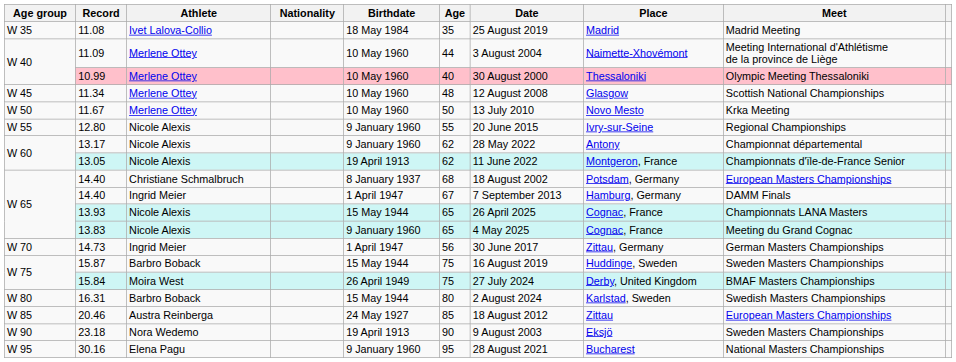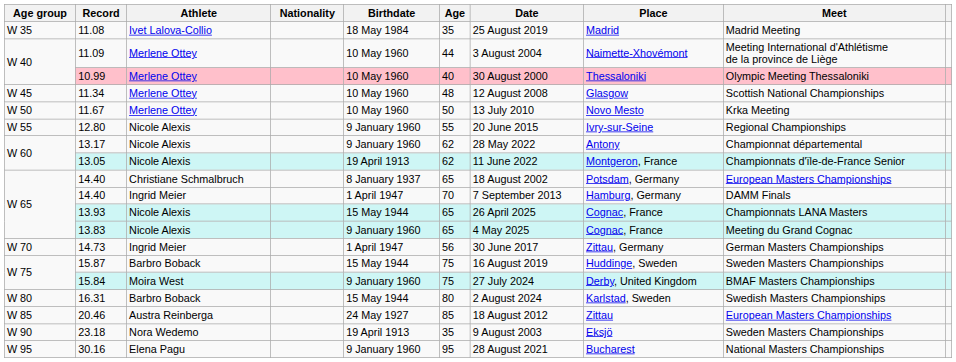(448, 179) 68 -> (448, 179) 65
(448, 196) 67 -> (448, 196) 70
(378, 281) 26 April 1949 -> (383, 281) 9 January 1960
(448, 332) 90 -> (448, 332) 35
